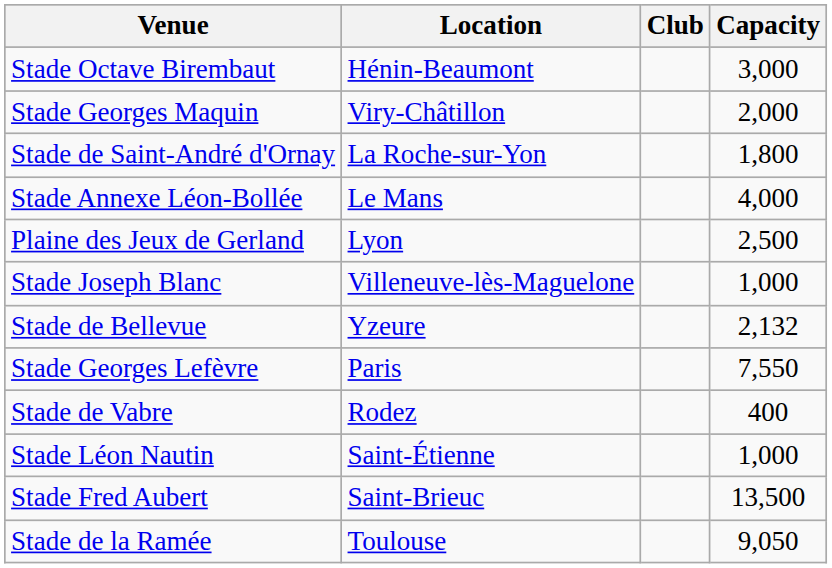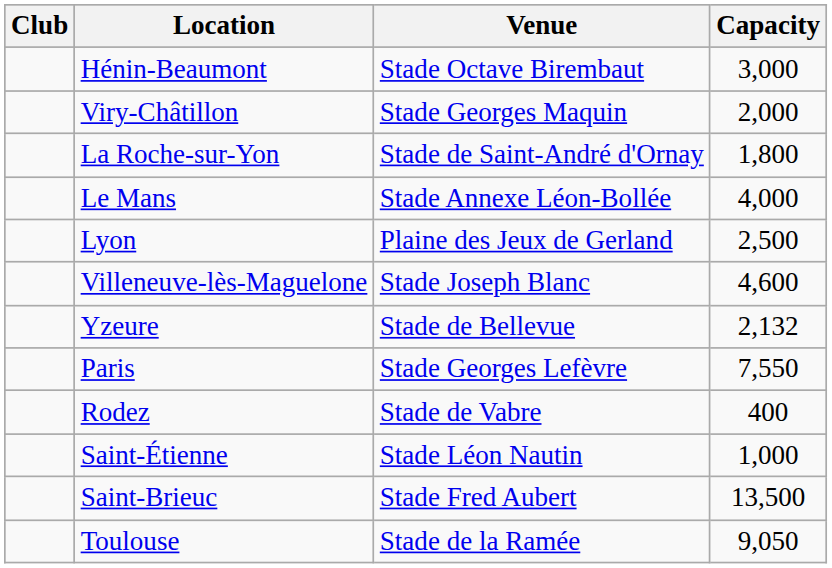columns swapped: (675, 25) <-> (173, 25)
(768, 283) 1,000 -> (768, 283) 4,600
